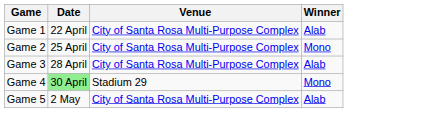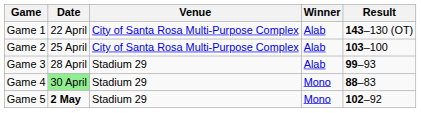+ column: (379, 13)
(317, 47) Mono -> (315, 47) Alab
(195, 64) City of Santa Rosa Multi-Purpose Complex -> (119, 64) Stadium 29
(65, 99) normal -> (66, 99) bold
(195, 99) City of Santa Rosa Multi-Purpose Complex -> (119, 99) Stadium 29
(315, 99) Alab -> (317, 99) Mono
